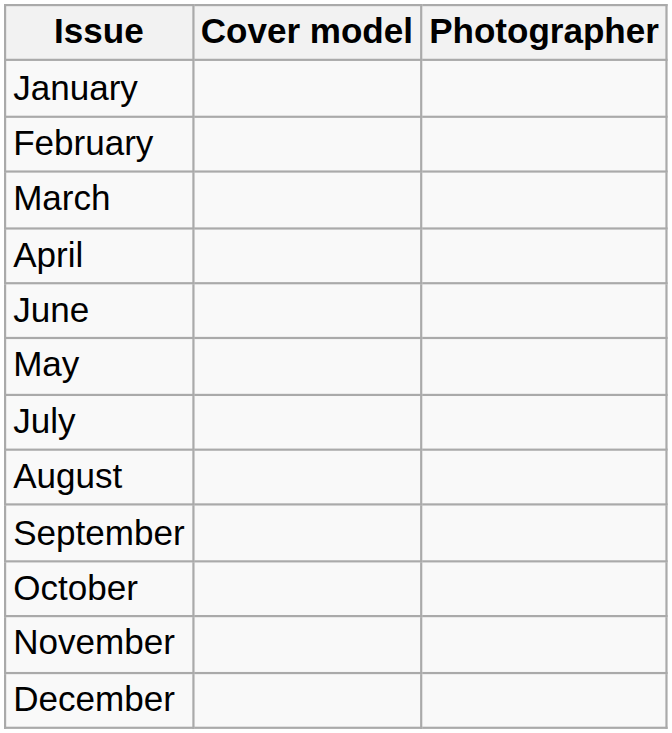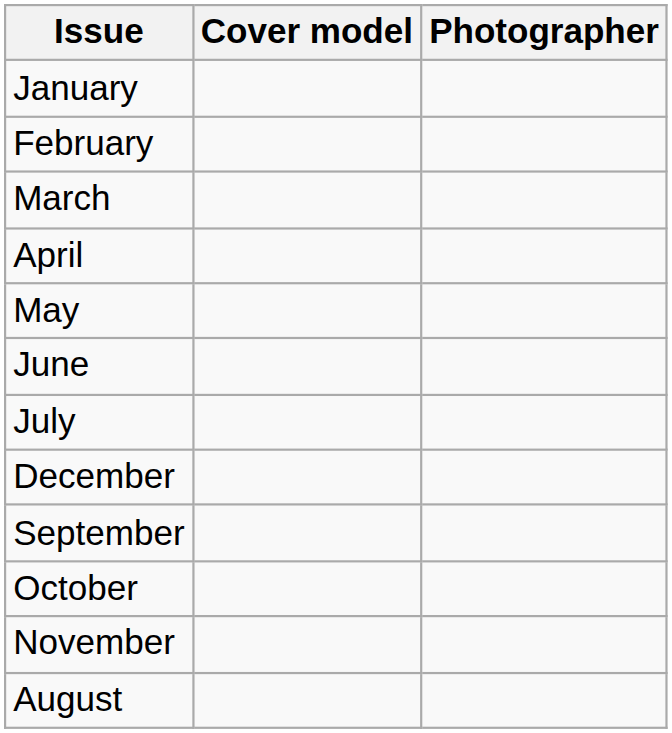rows swapped: (46, 365) <-> (51, 310)
rows swapped: (68, 476) <-> (94, 699)
